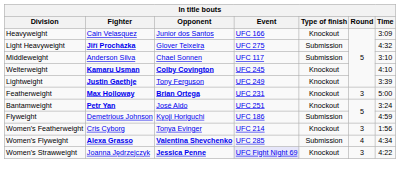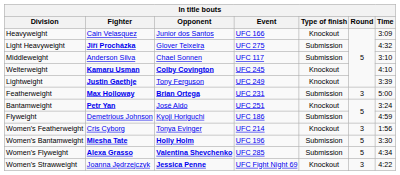(324, 93) Knockout -> (324, 93) Submission
+ row: (45, 141)
(362, 141) 4 -> (362, 153) 5
(267, 153) lavender background -> (267, 165) no background
